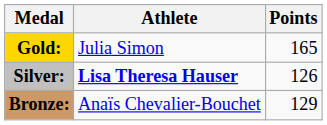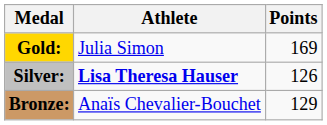(304, 47) 165 -> (304, 47) 169
